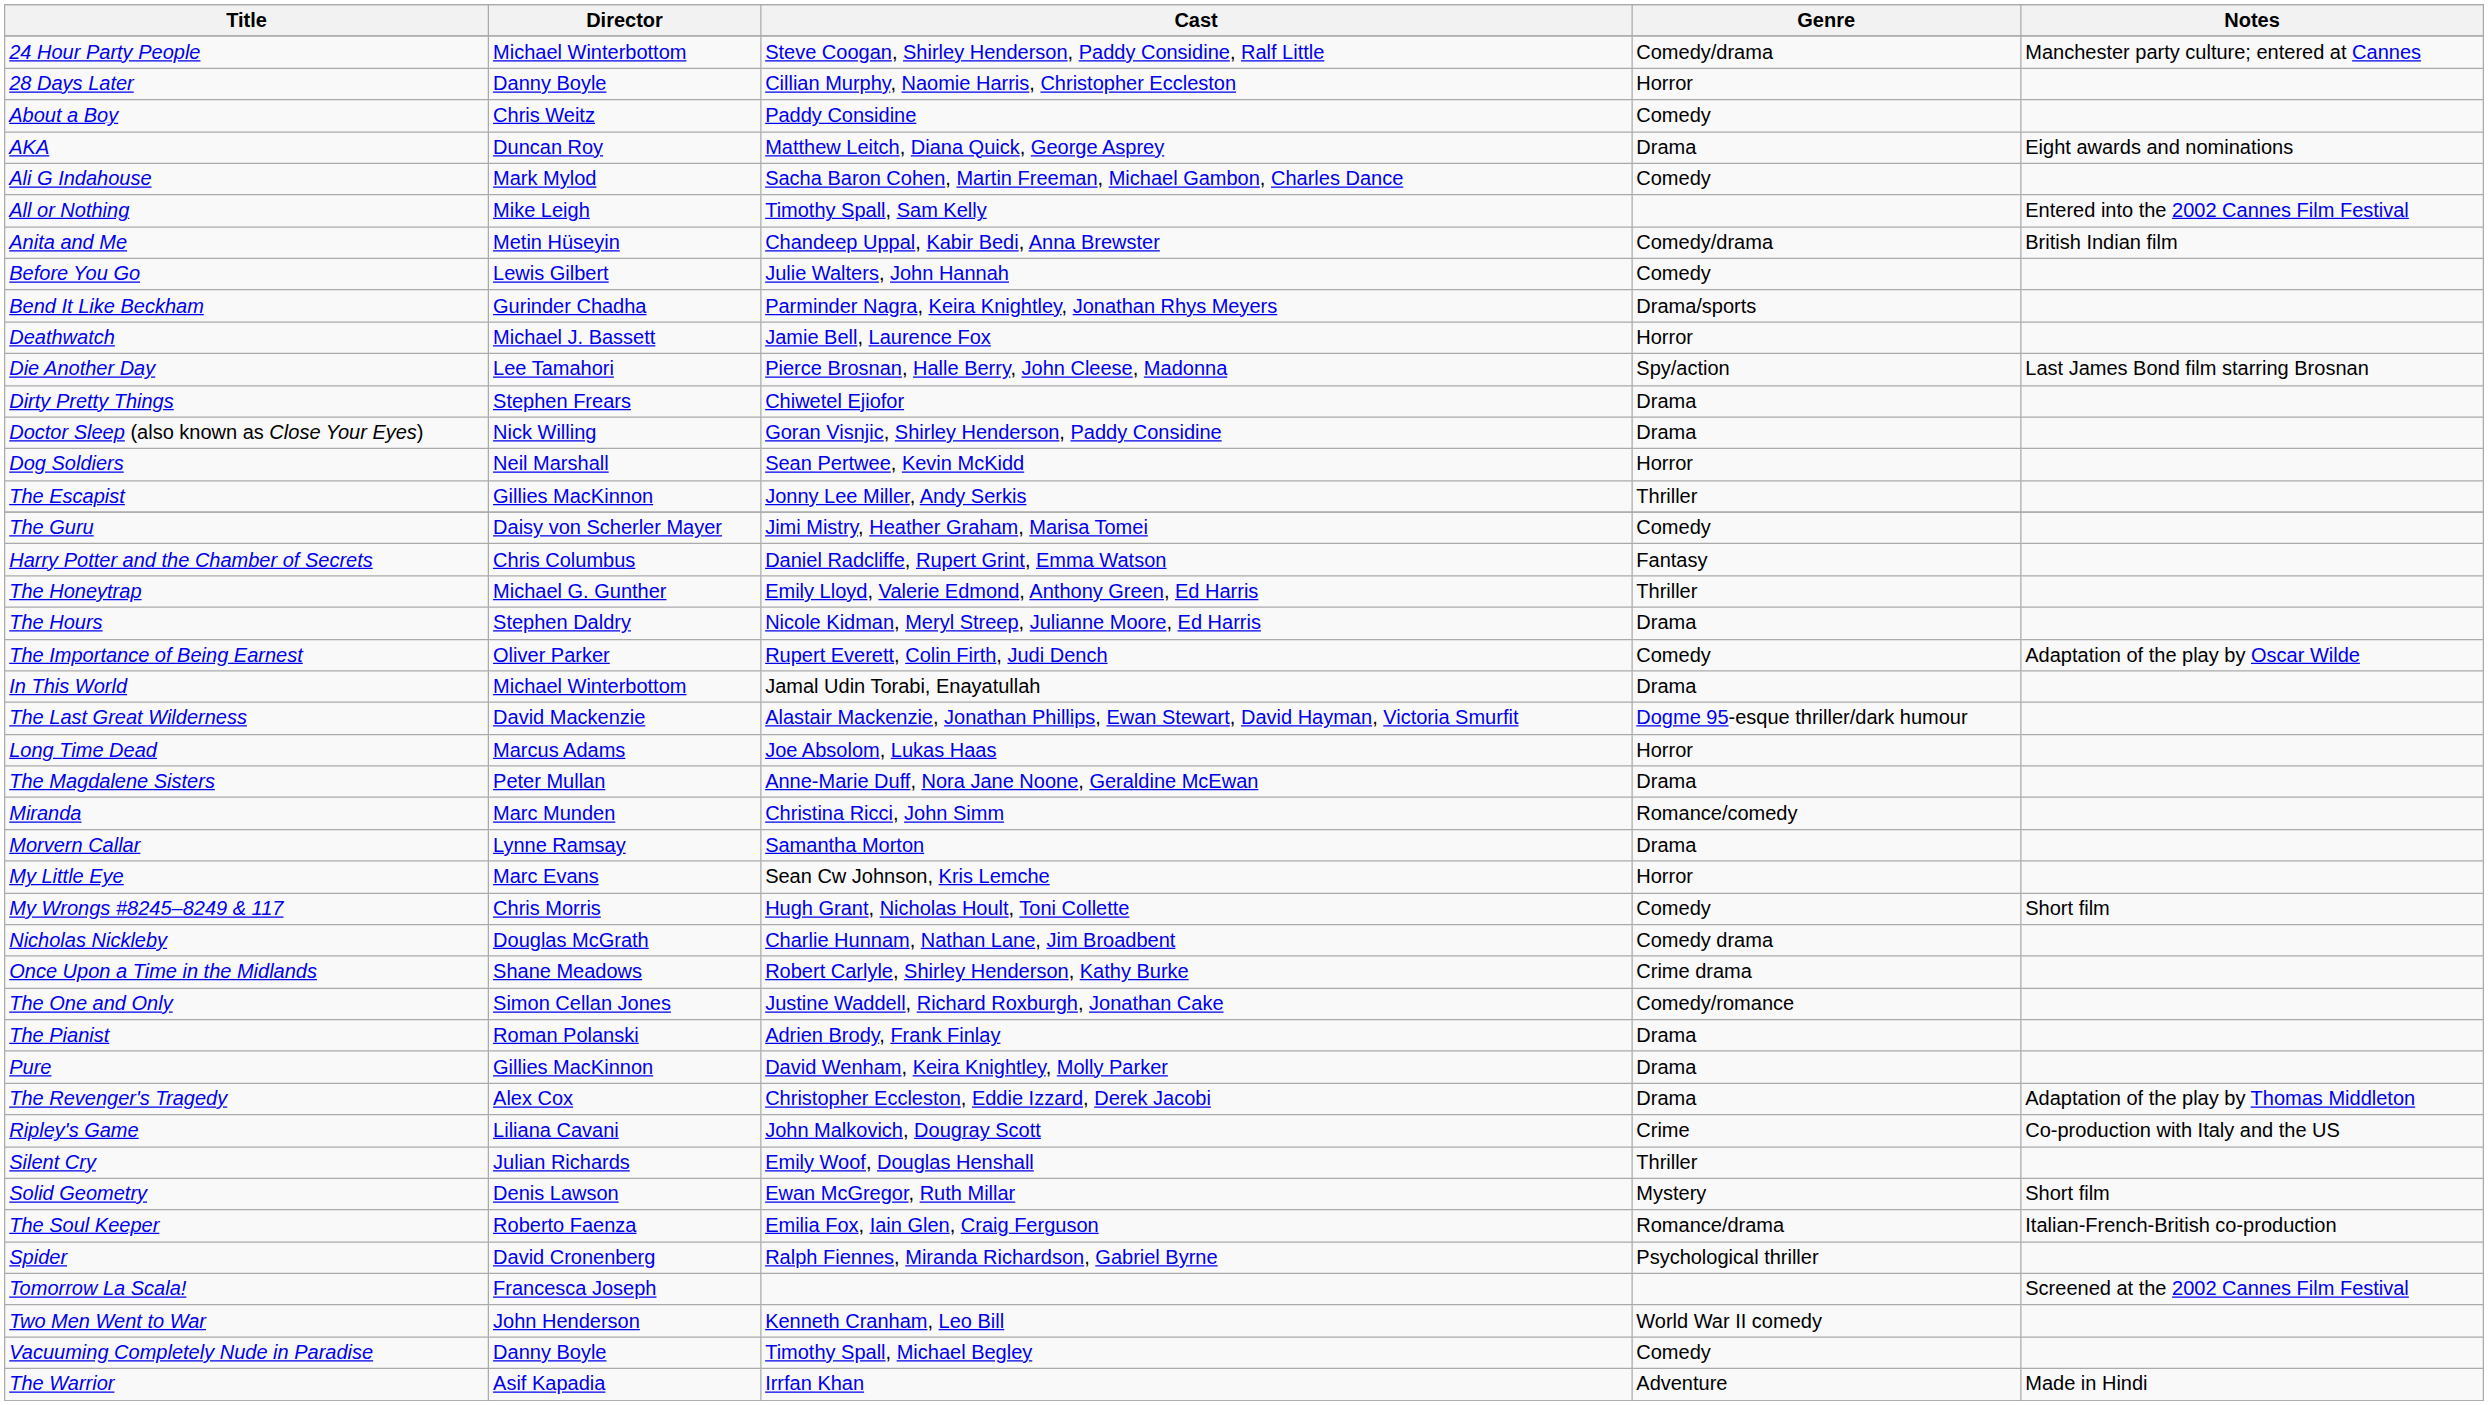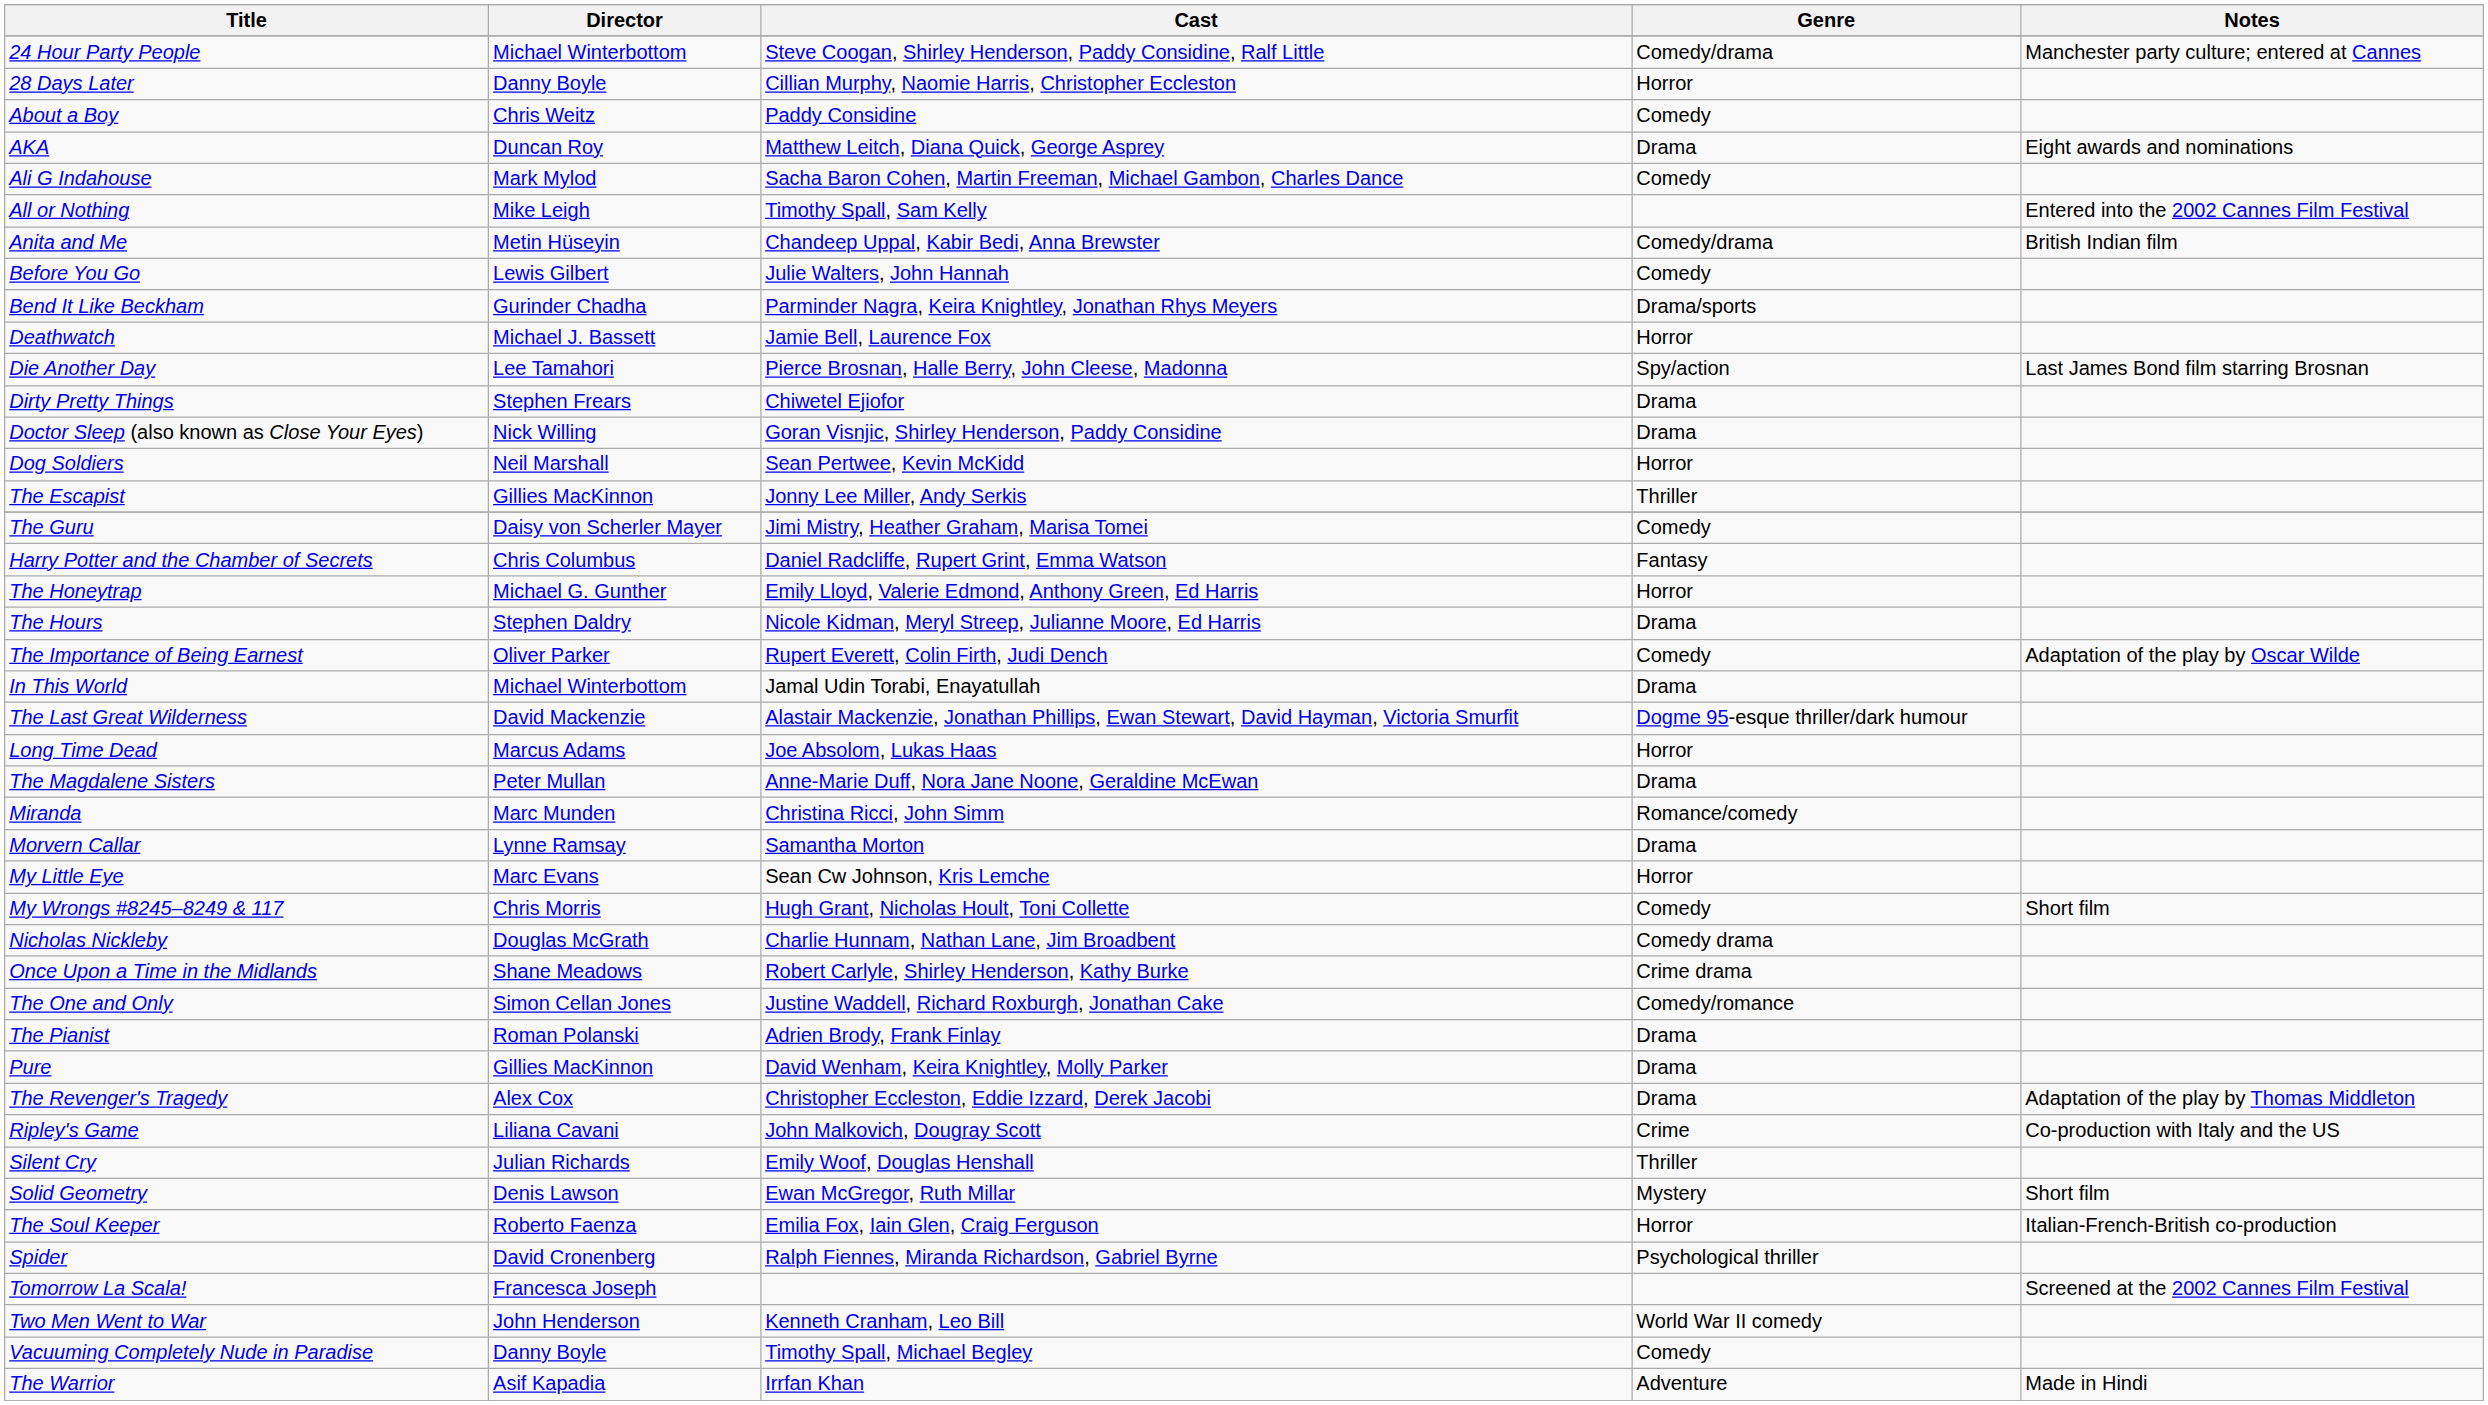(1667, 591) Thriller -> (1665, 591) Horror
(1710, 1225) Romance/drama -> (1665, 1225) Horror
